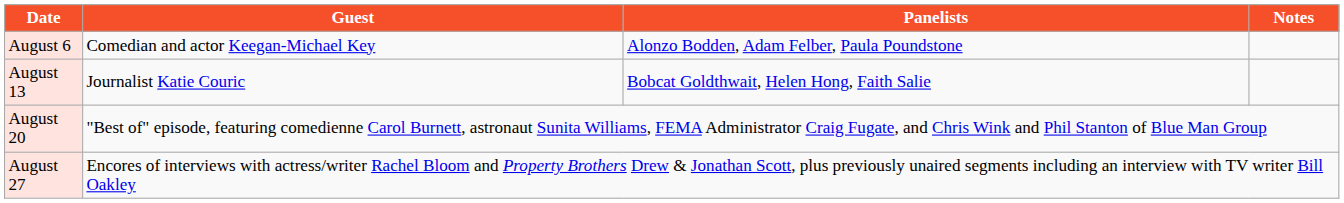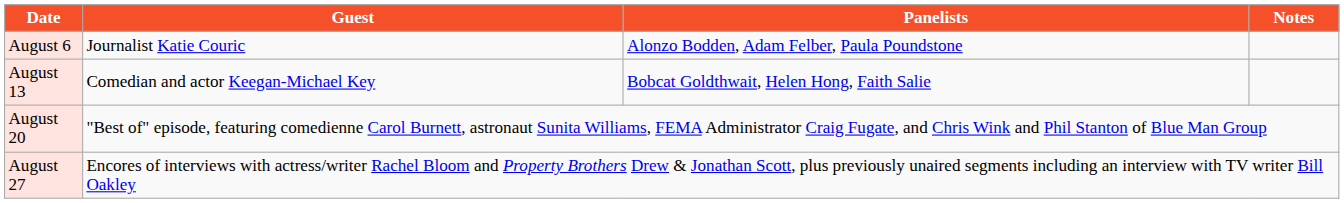(231, 45) Comedian and actor Keegan-Michael Key -> (166, 45) Journalist Katie Couric
(166, 82) Journalist Katie Couric -> (231, 82) Comedian and actor Keegan-Michael Key
